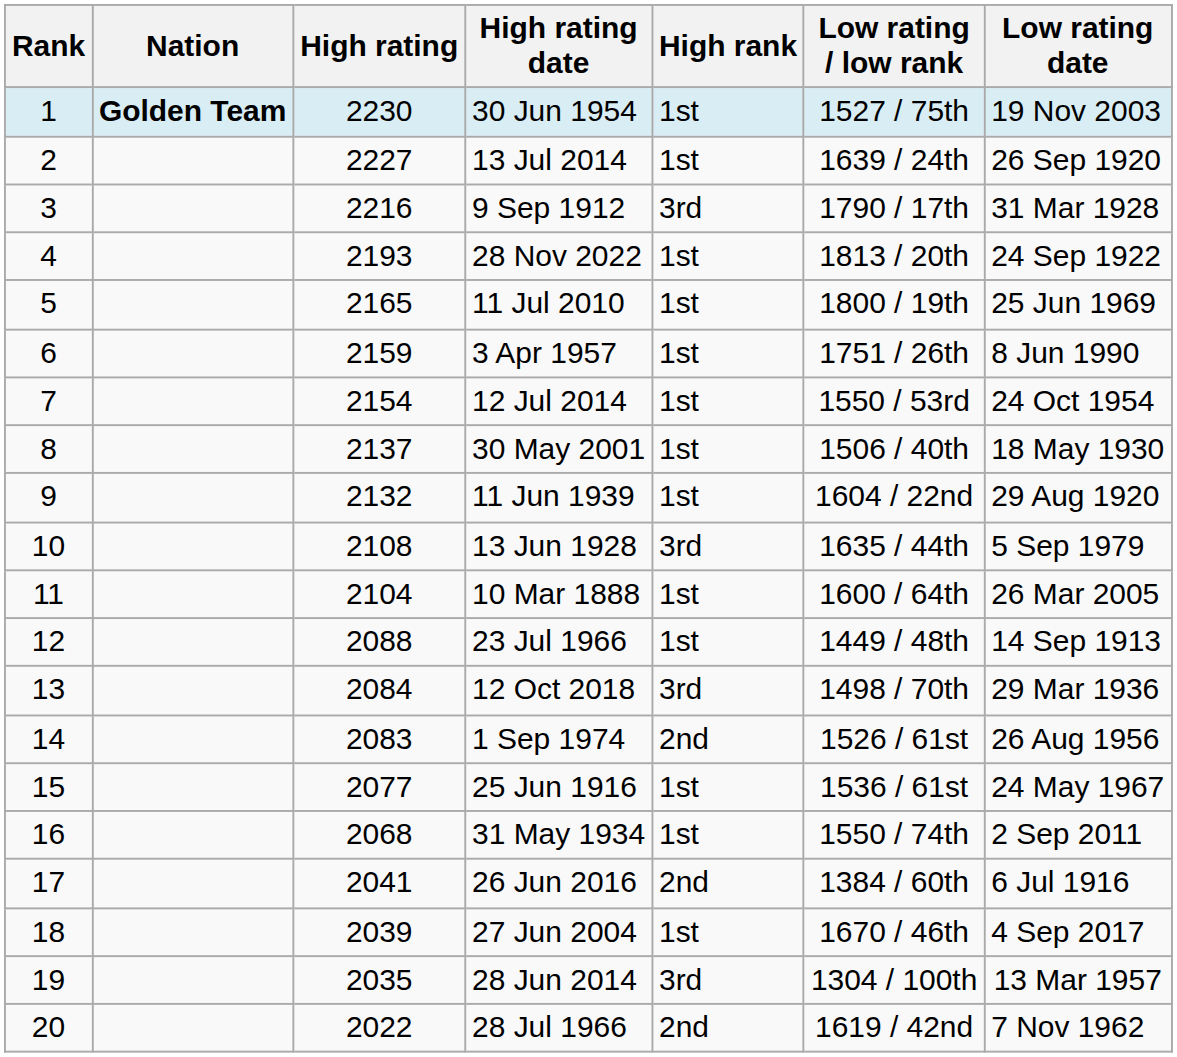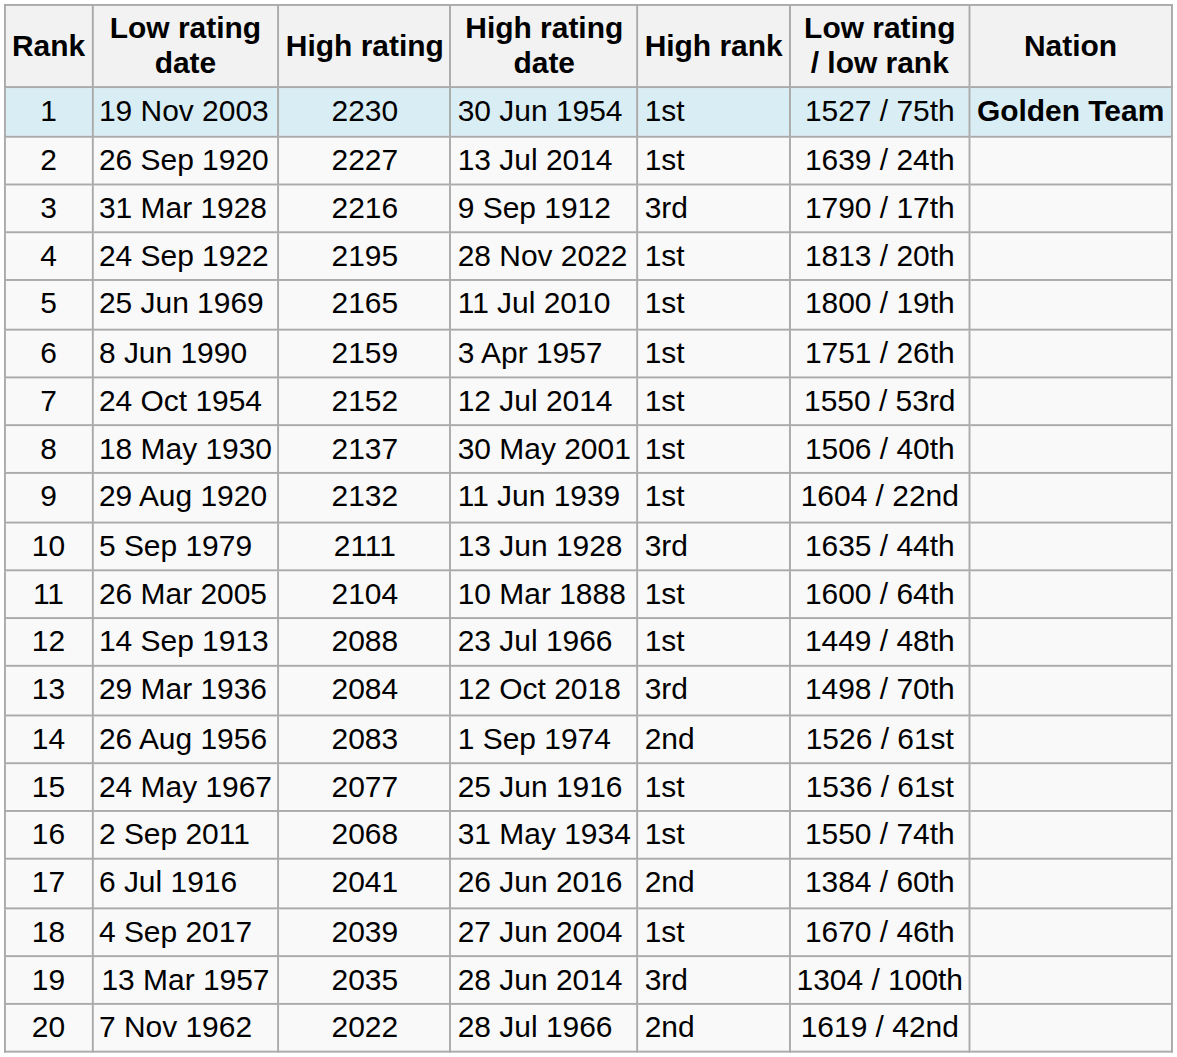columns swapped: (193, 45) <-> (1078, 45)
(379, 255) 2193 -> (365, 255) 2195
(379, 400) 2154 -> (365, 400) 2152
(379, 544) 2108 -> (365, 544) 2111
